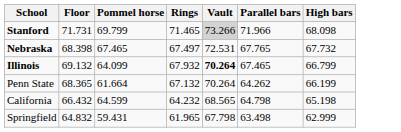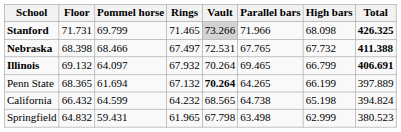+ column: (376, 13)
(112, 48) 67.465 -> (112, 48) 68.466
(112, 65) 64.099 -> (112, 65) 64.097
(220, 65) bold -> (220, 65) normal
(255, 65) 67.465 -> (255, 65) 69.465
(112, 83) 61.664 -> (112, 83) 61.694
(220, 83) normal -> (220, 83) bold
(255, 83) 64.262 -> (255, 83) 64.265
(255, 100) 64.798 -> (255, 100) 64.738
